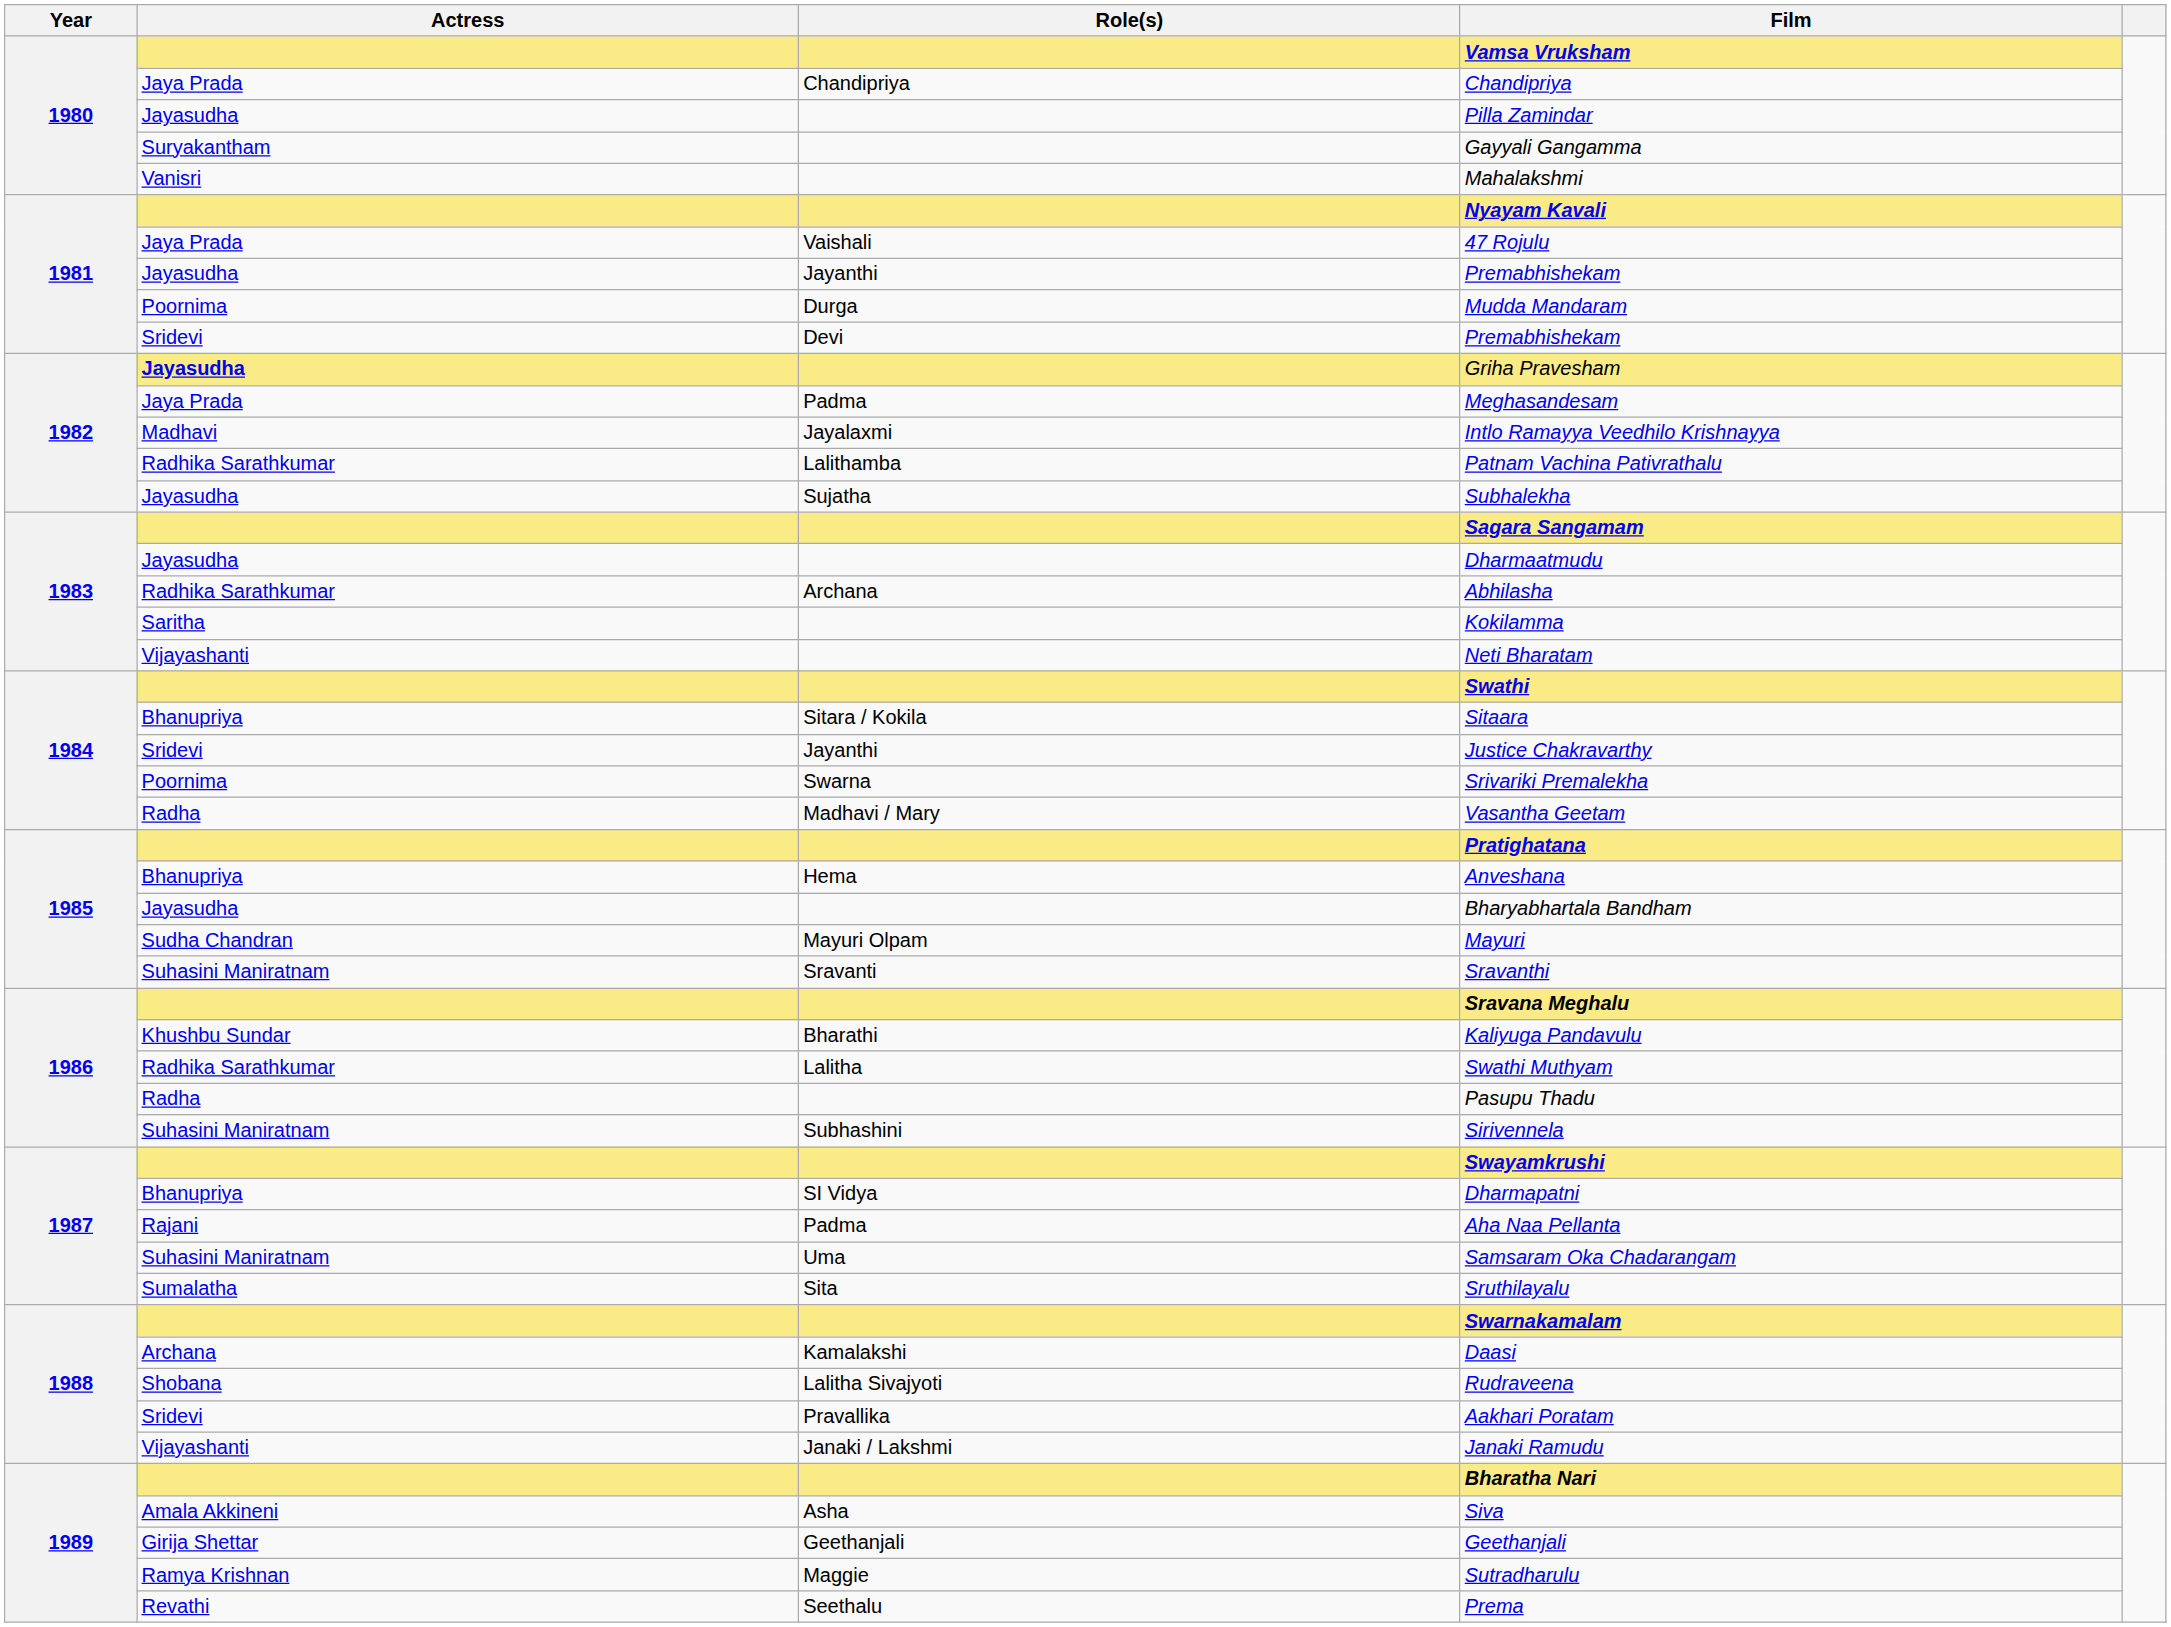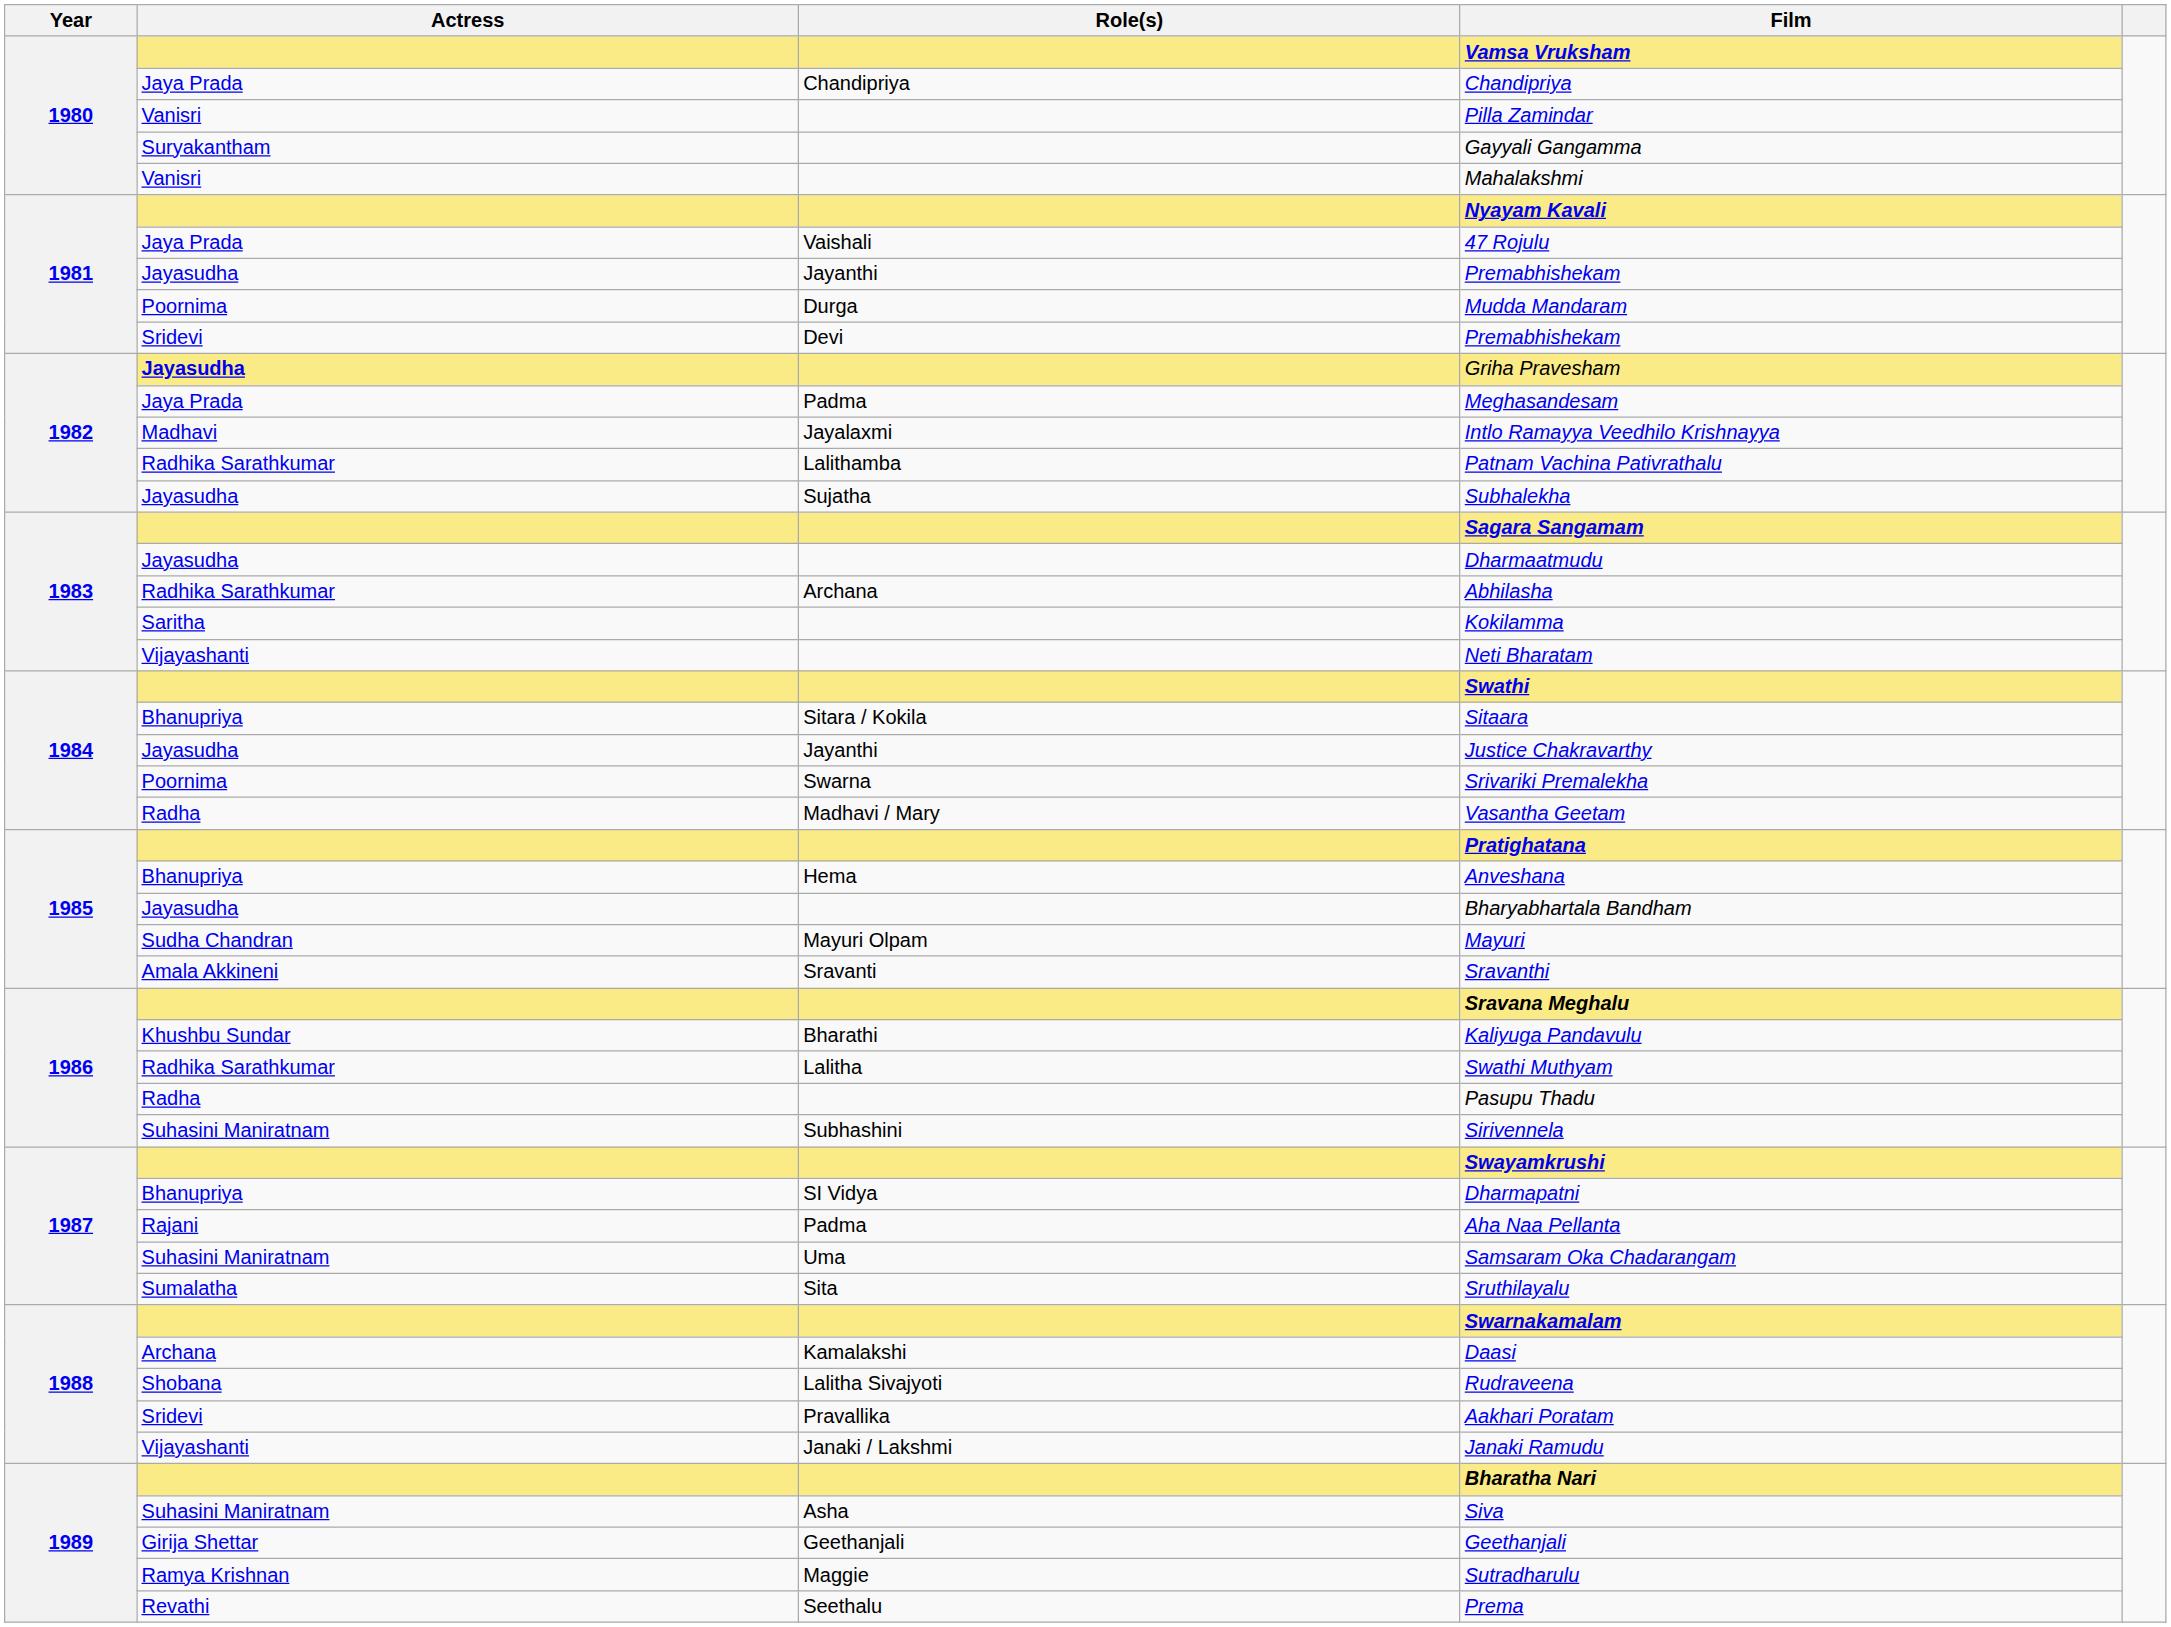(190, 115) Jayasudha -> (171, 115) Vanisri
(172, 749) Sridevi -> (190, 749) Jayasudha
(235, 971) Suhasini Maniratnam -> (210, 971) Amala Akkineni
(210, 1511) Amala Akkineni -> (235, 1511) Suhasini Maniratnam
